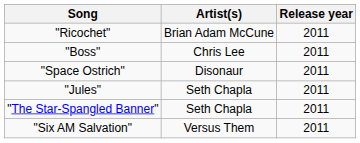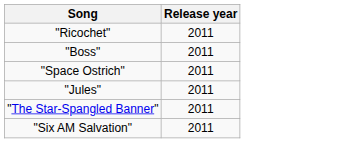- column: (219, 14)
